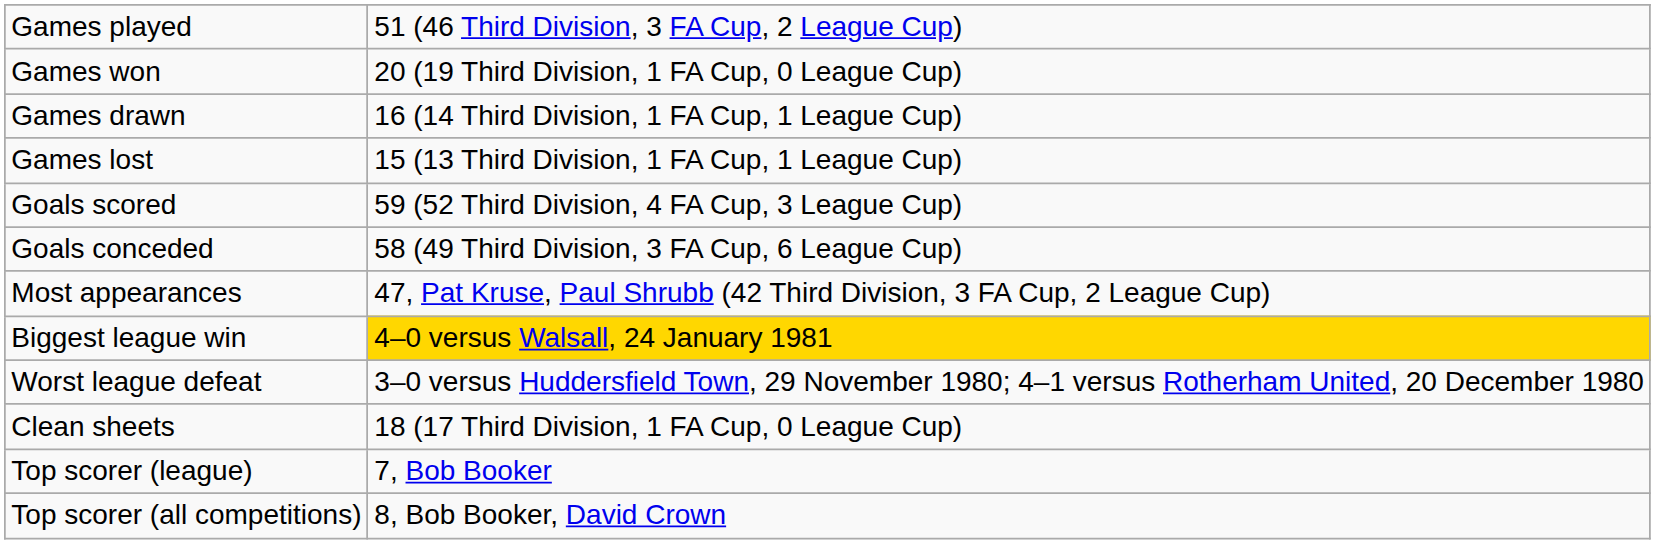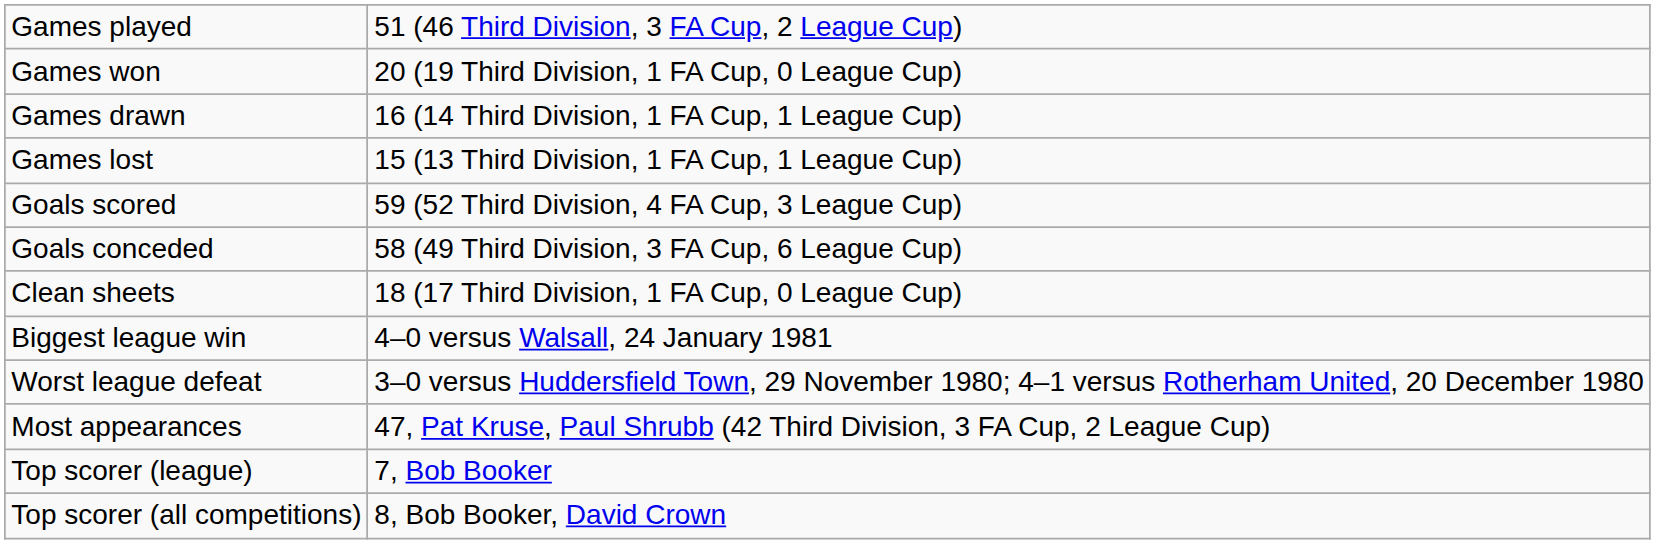rows swapped: (93, 426) <-> (127, 293)
(603, 337) gold background -> (603, 337) no background
